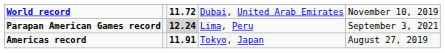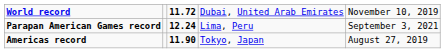(183, 26) lightgrey background -> (183, 26) no background
(183, 40) 11.91 -> (183, 40) 11.90
